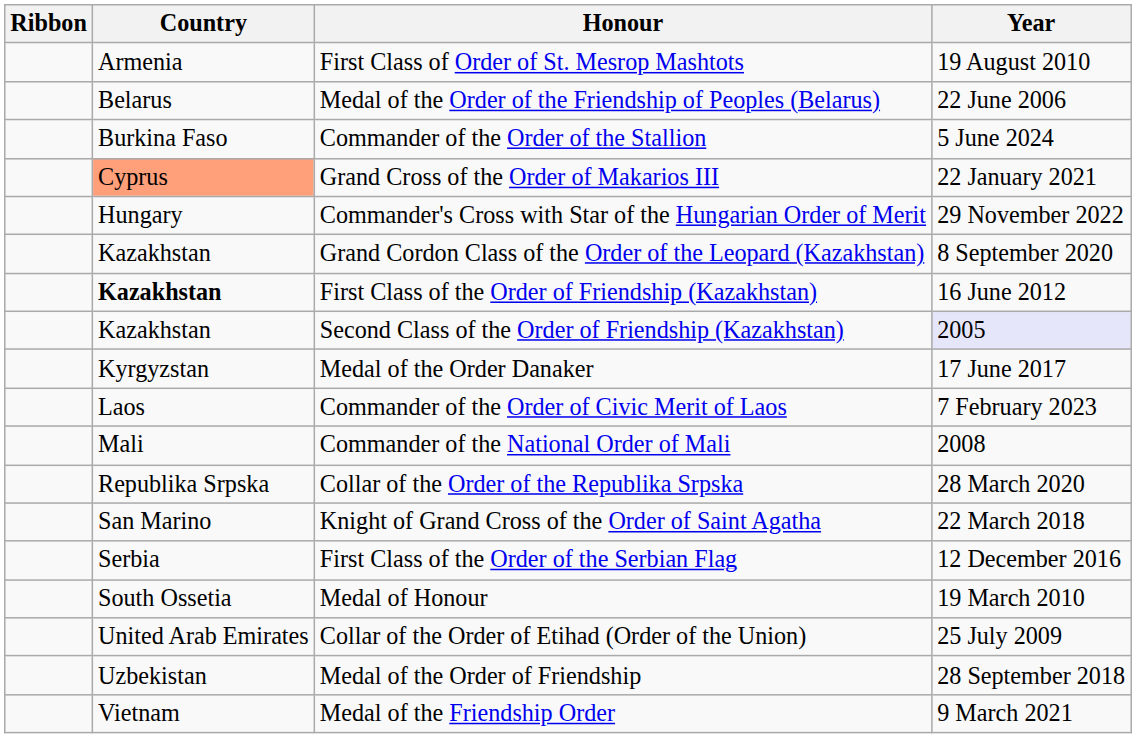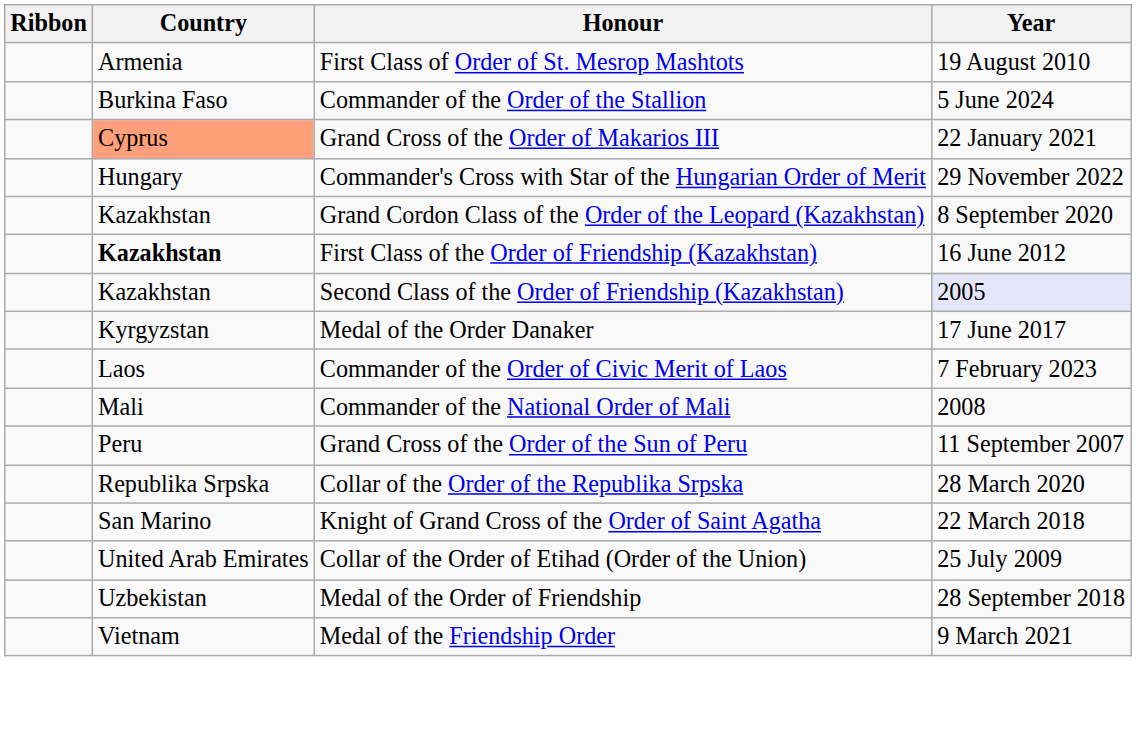- row: (600, 100)
+ row: (534, 445)
- row: (529, 560)
- row: (404, 598)
